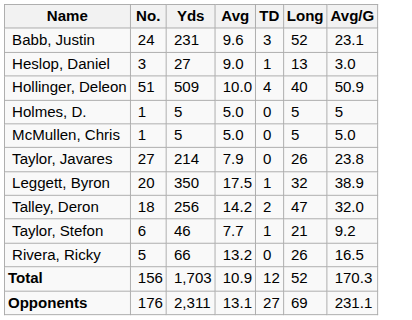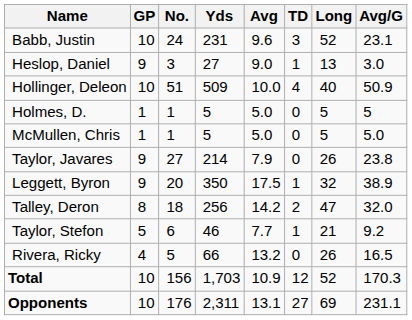+ column: (144, 16)
